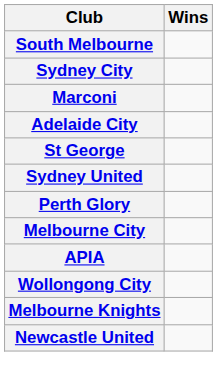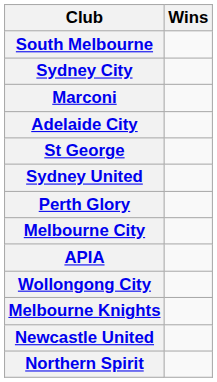+ row: (84, 364)
